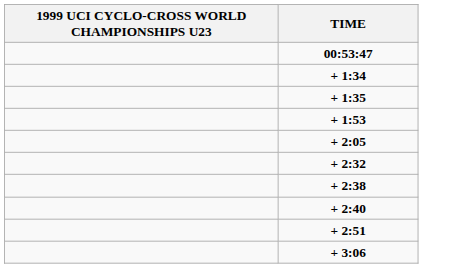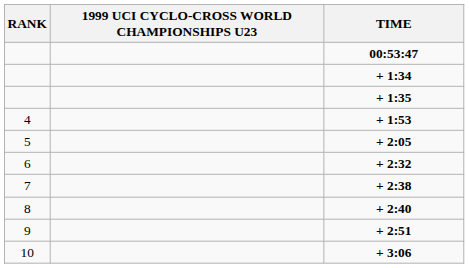+ column: (27, 23)
